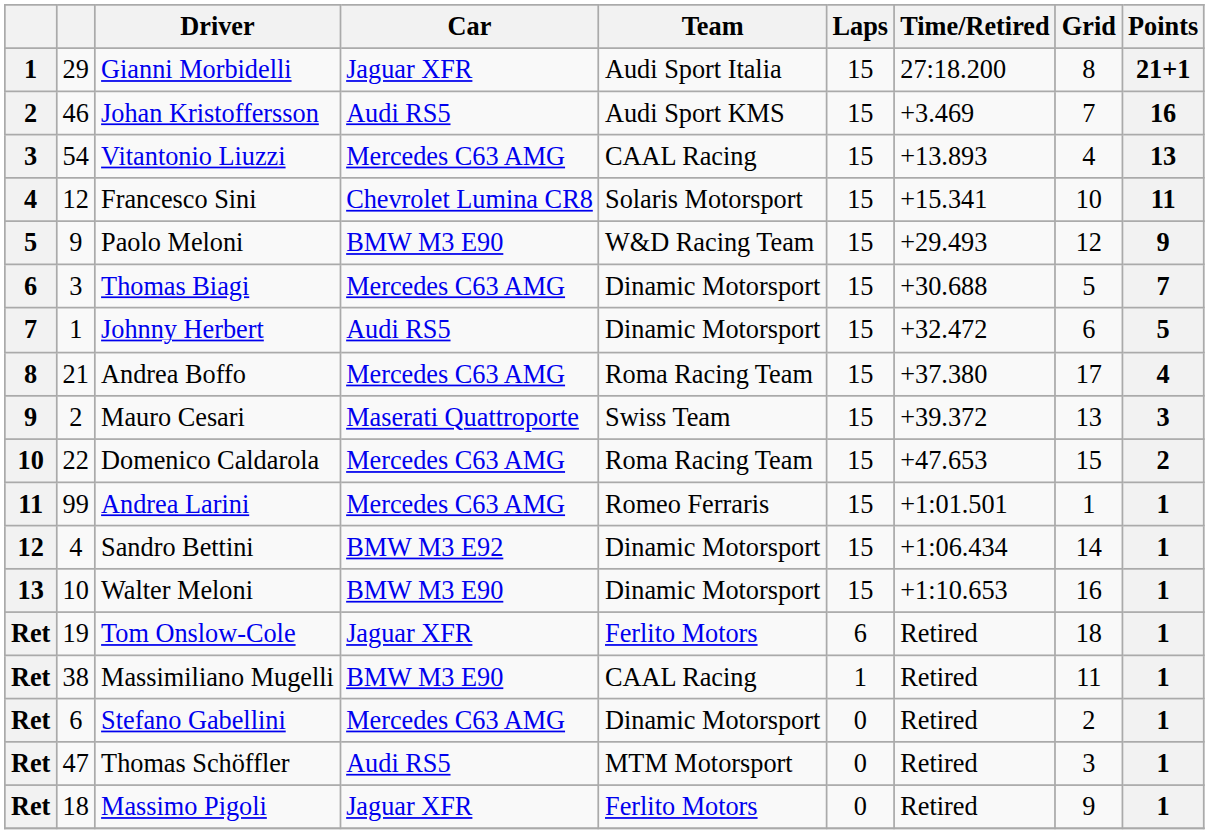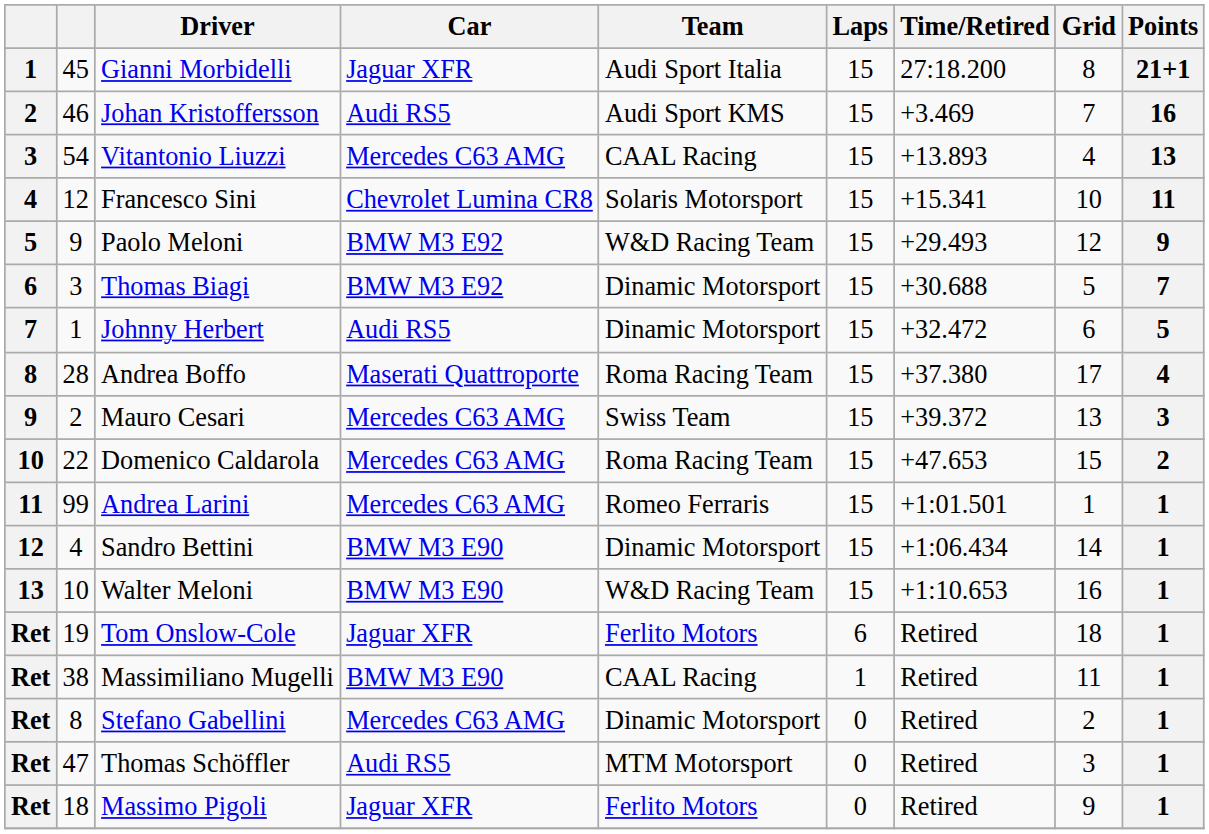(76, 69) 29 -> (76, 69) 45
(425, 243) BMW M3 E90 -> (425, 243) BMW M3 E92
(456, 286) Mercedes C63 AMG -> (425, 286) BMW M3 E92
(76, 373) 21 -> (76, 373) 28
(456, 373) Mercedes C63 AMG -> (463, 373) Maserati Quattroporte
(463, 416) Maserati Quattroporte -> (456, 416) Mercedes C63 AMG
(425, 546) BMW M3 E92 -> (425, 546) BMW M3 E90
(713, 590) Dinamic Motorsport -> (710, 590) W&D Racing Team
(76, 720) 6 -> (76, 720) 8
